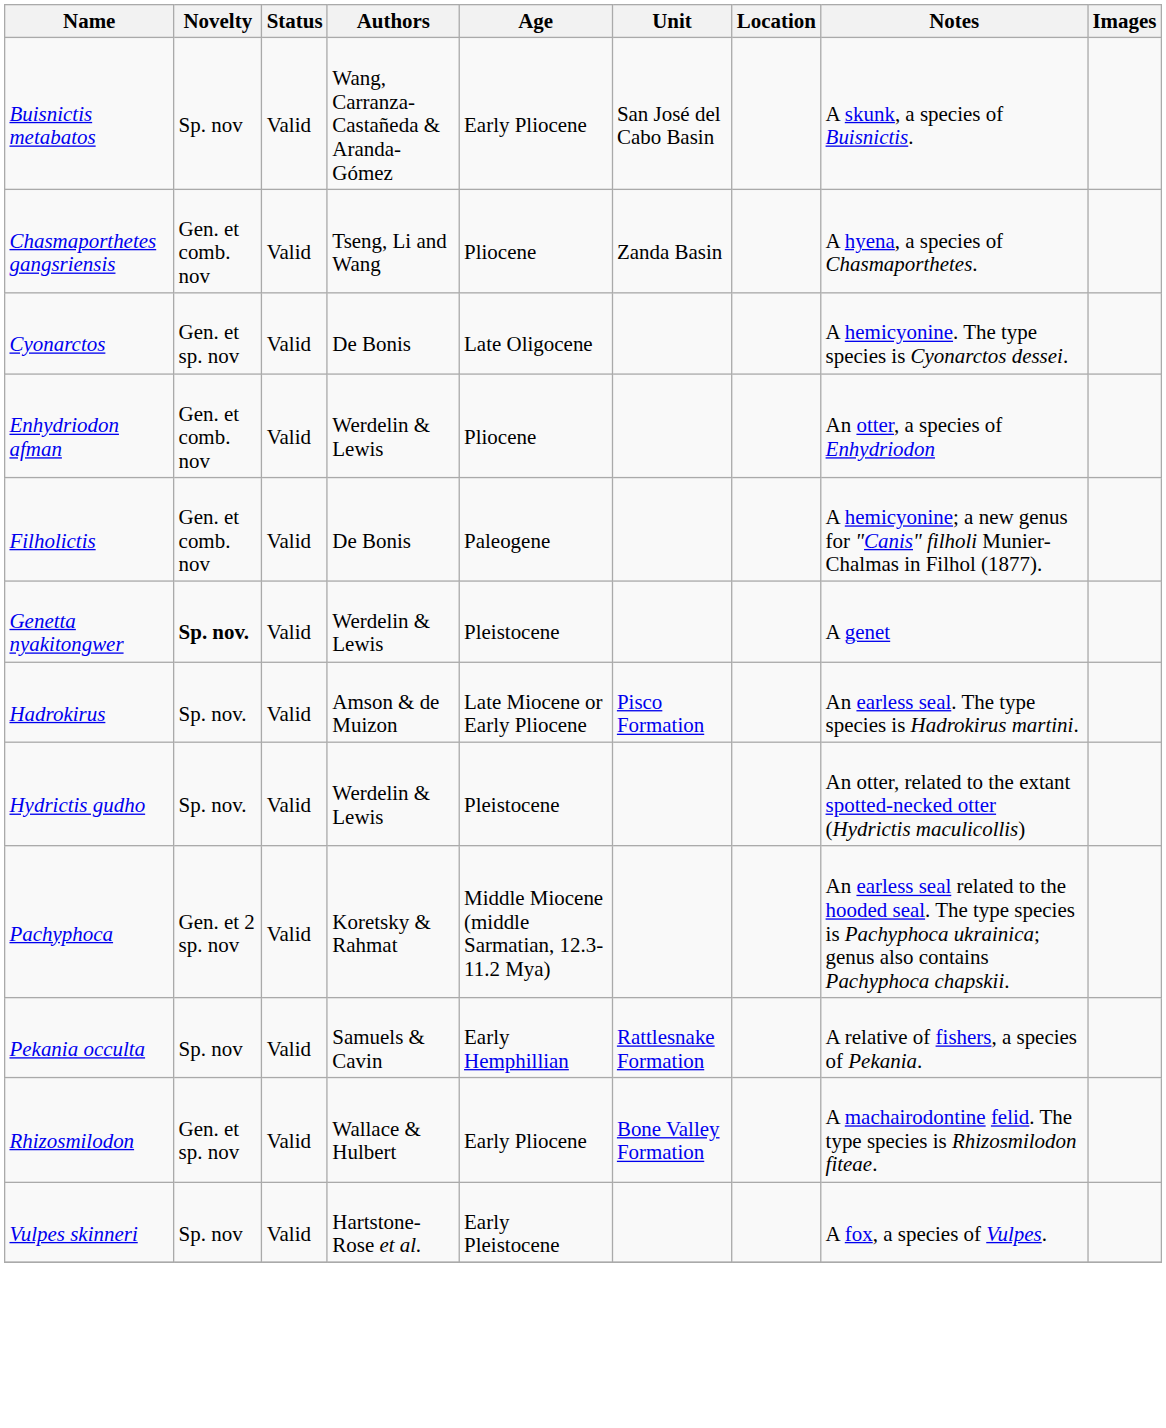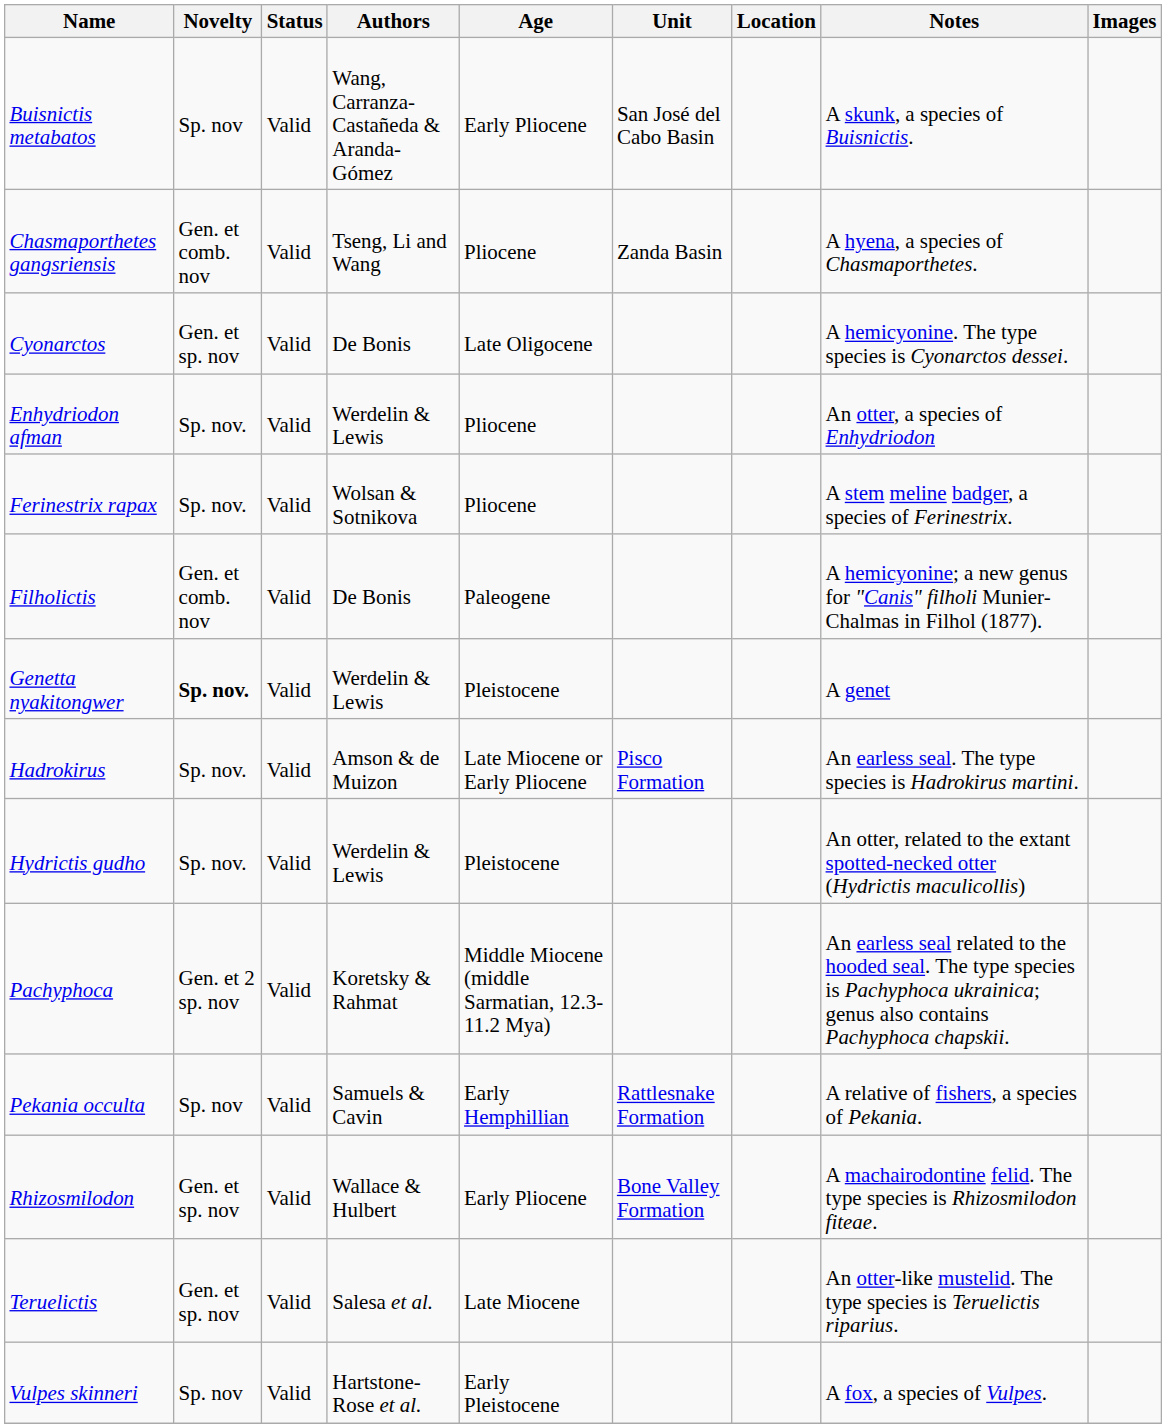(209, 437) Gen. et comb. nov -> (213, 425) Sp. nov.
+ row: (83, 505)
+ row: (53, 1302)
